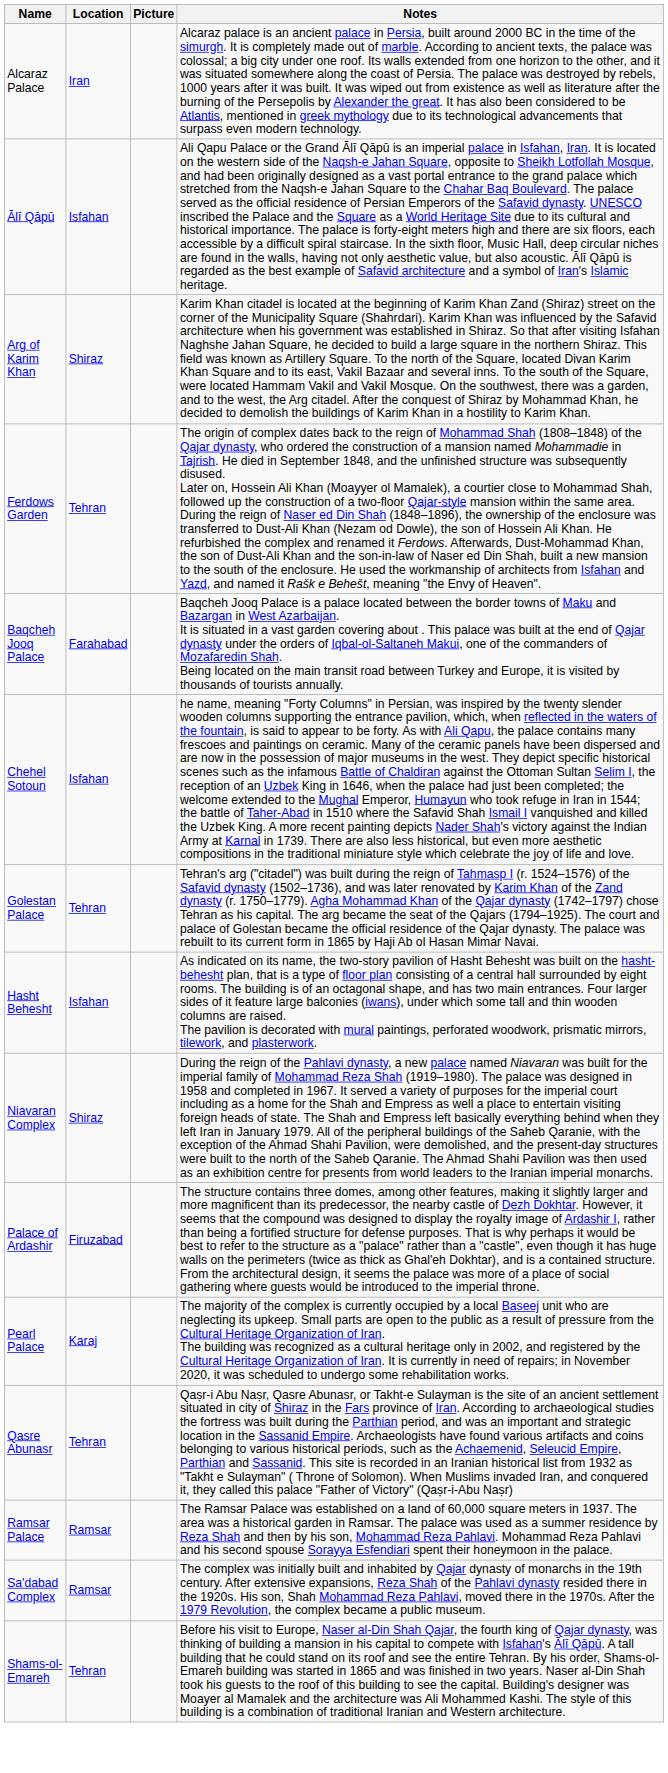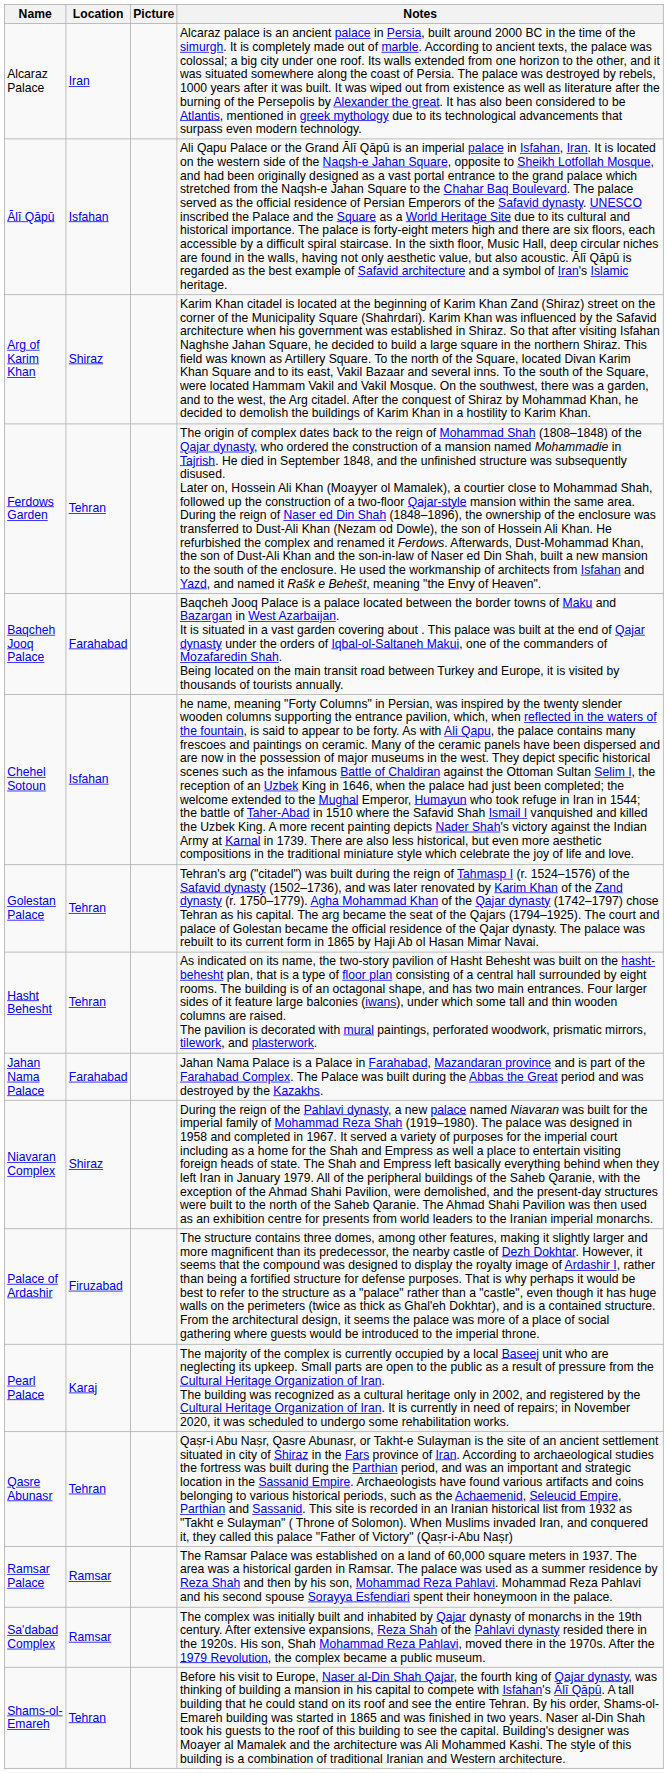(89, 1002) Isfahan -> (87, 1002) Tehran
+ row: (26, 1076)
